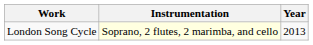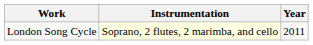(294, 31) 2013 -> (294, 31) 2011
